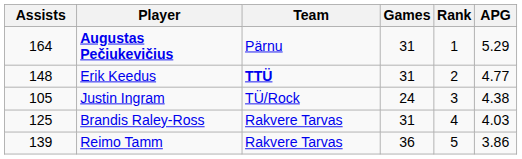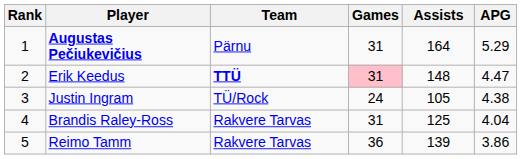columns swapped: (454, 15) <-> (41, 15)
(407, 76) no background -> (375, 76) pink background
(496, 76) 4.77 -> (496, 76) 4.47
(496, 120) 4.03 -> (496, 120) 4.04
